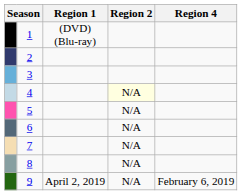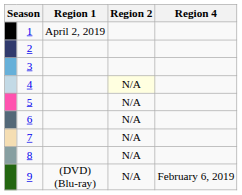(75, 35) (DVD) (Blu-ray) -> (75, 31) April 2, 2019
(75, 181) April 2, 2019 -> (75, 177) (DVD) (Blu-ray)
